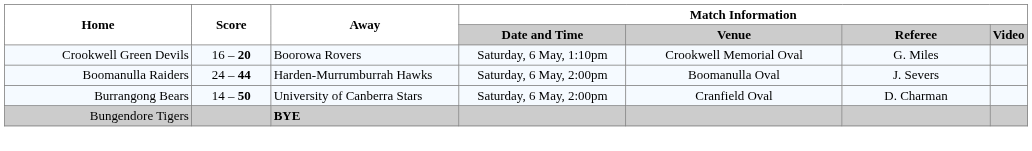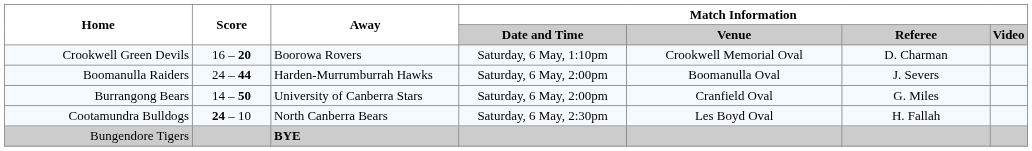(916, 55) G. Miles -> (916, 55) D. Charman
(916, 95) D. Charman -> (916, 95) G. Miles
+ row: (129, 115)
